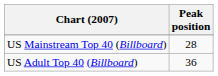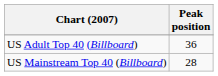rows swapped: (87, 44) <-> (72, 62)
